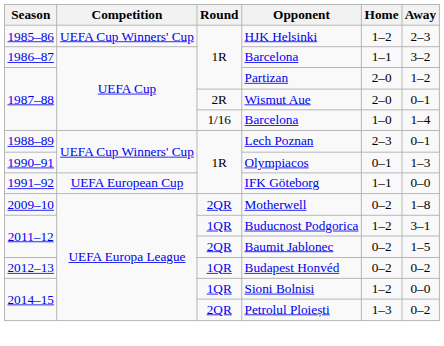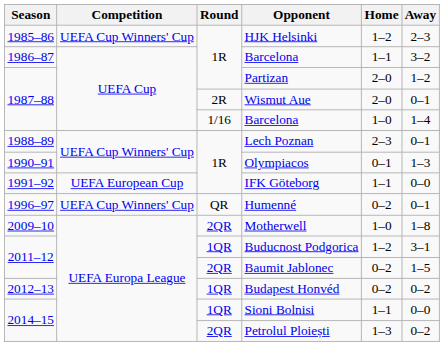+ row: (31, 204)
(382, 204) 0–2 -> (382, 225) 1–0
(382, 288) 1–2 -> (382, 309) 1–1
